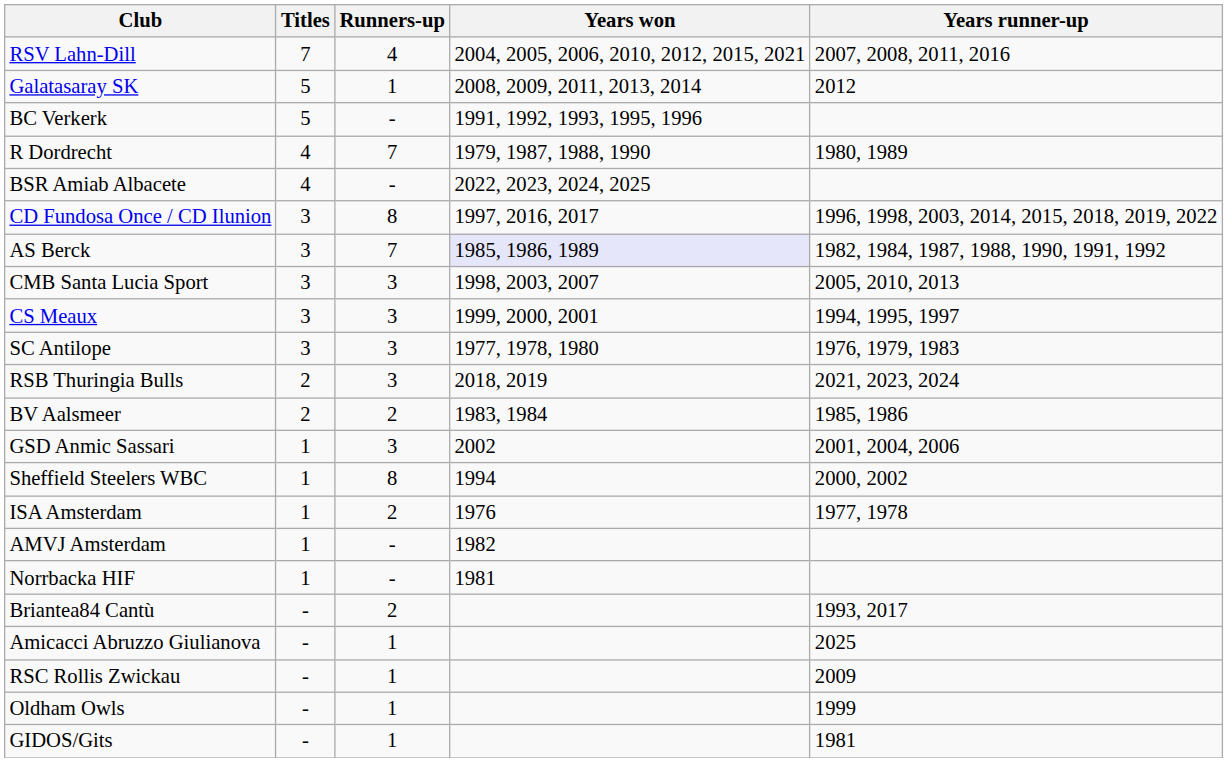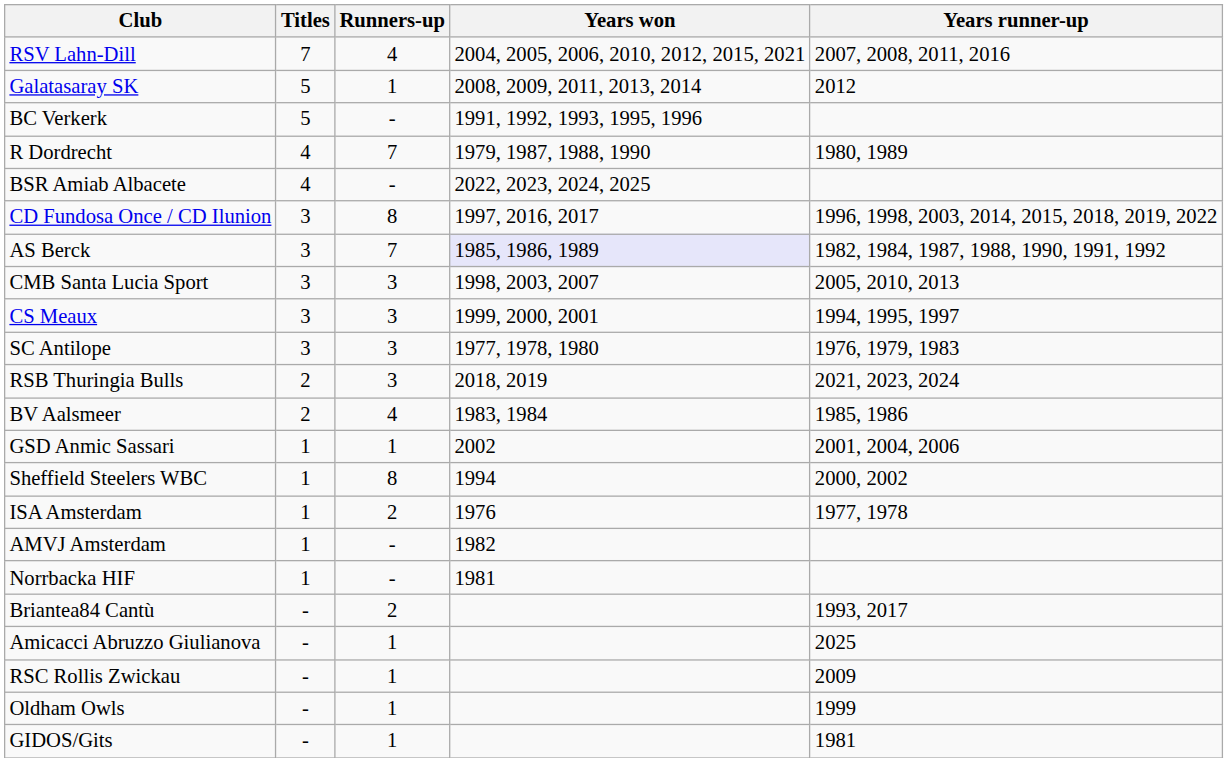(392, 413) 2 -> (392, 413) 4
(392, 446) 3 -> (392, 446) 1
